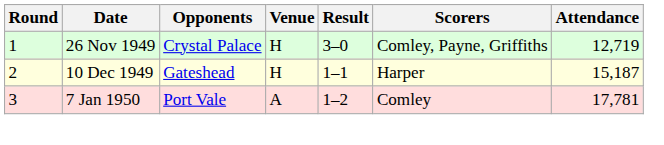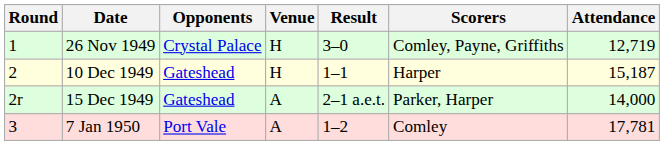+ row: (110, 99)
